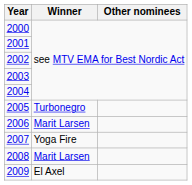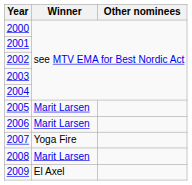(60, 108) Turbonegro -> (62, 108) Marit Larsen
